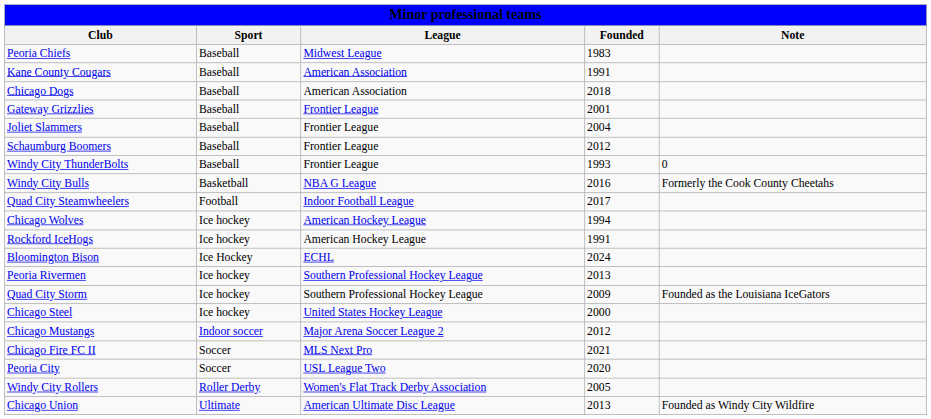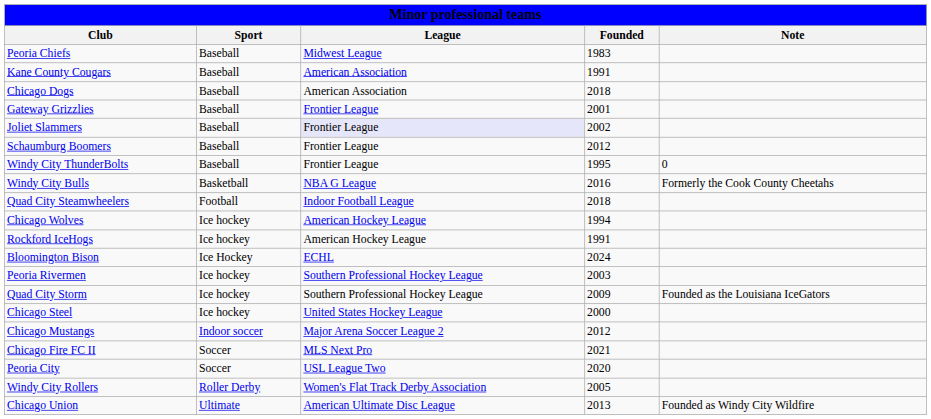(341, 127) no background -> (341, 127) lavender background
(599, 127) 2004 -> (599, 127) 2002
(599, 164) 1993 -> (599, 164) 1995
(599, 201) 2017 -> (599, 201) 2018
(599, 276) 2013 -> (599, 276) 2003
